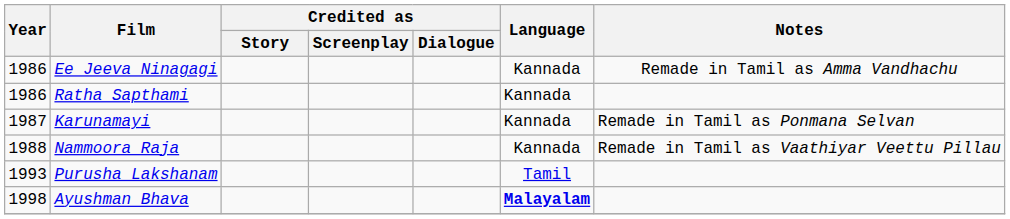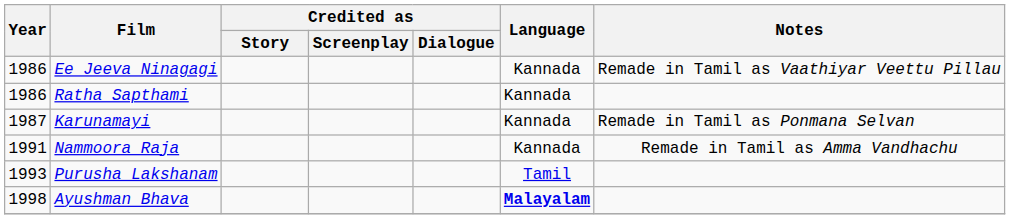(799, 70) Remade in Tamil as Amma Vandhachu -> (799, 70) Remade in Tamil as Vaathiyar Veettu Pillau
(28, 148) 1988 -> (28, 148) 1991
(799, 148) Remade in Tamil as Vaathiyar Veettu Pillau -> (799, 148) Remade in Tamil as Amma Vandhachu
